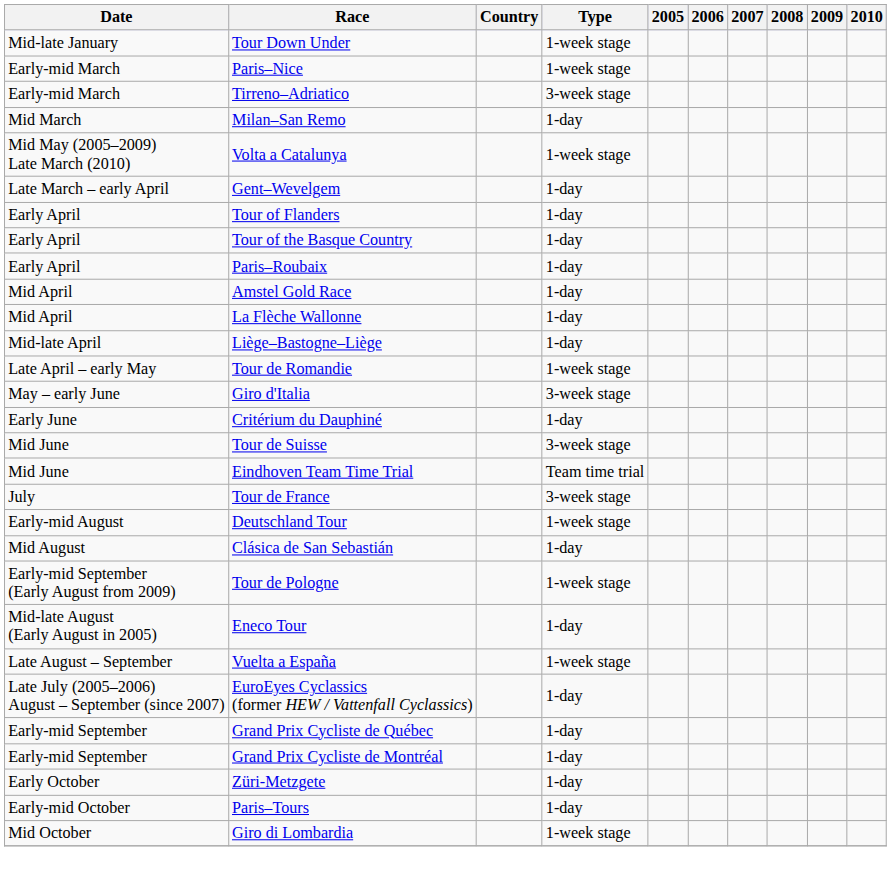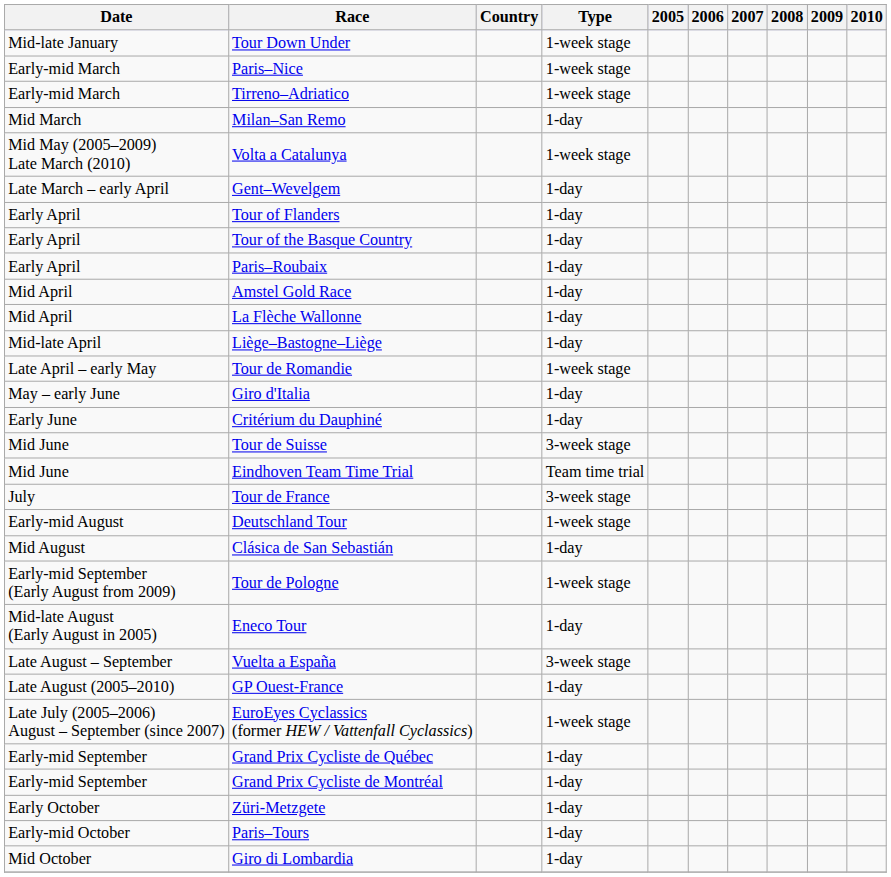(588, 94) 3-week stage -> (588, 94) 1-week stage
(588, 394) 3-week stage -> (564, 394) 1-day
(588, 661) 1-week stage -> (588, 661) 3-week stage
+ row: (288, 686)
(564, 696) 1-day -> (588, 721) 1-week stage
(588, 833) 1-week stage -> (564, 858) 1-day
